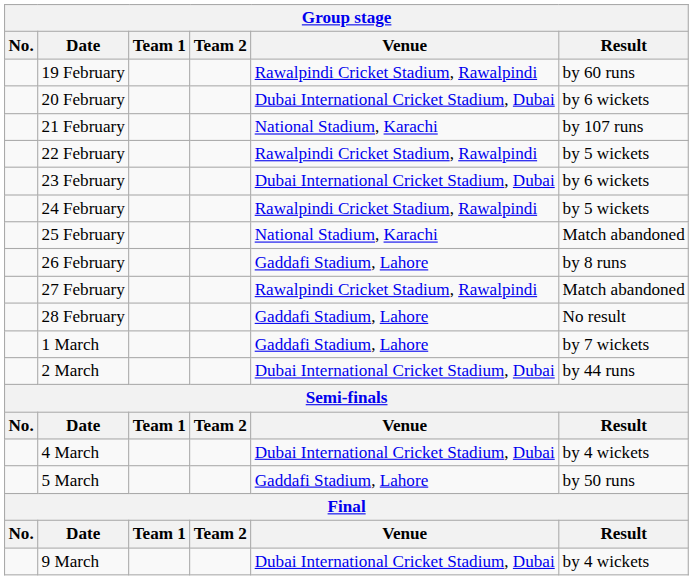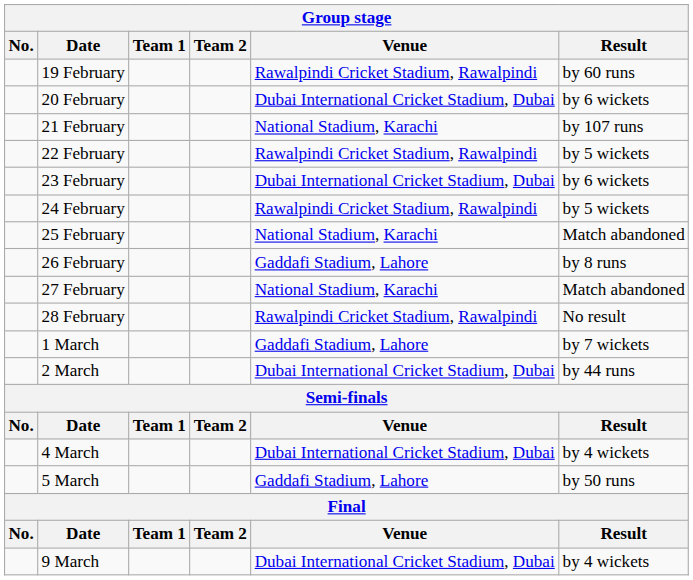(396, 289) Rawalpindi Cricket Stadium, Rawalpindi -> (346, 289) National Stadium, Karachi
(341, 316) Gaddafi Stadium, Lahore -> (396, 316) Rawalpindi Cricket Stadium, Rawalpindi
